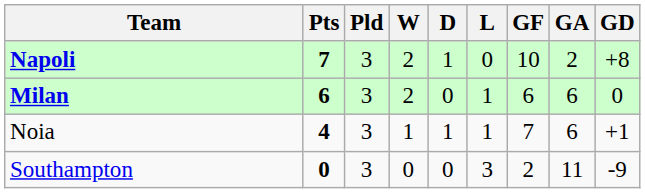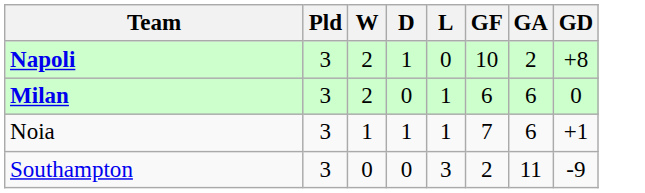- column: (324, 22)
